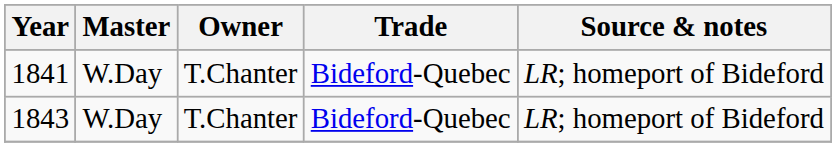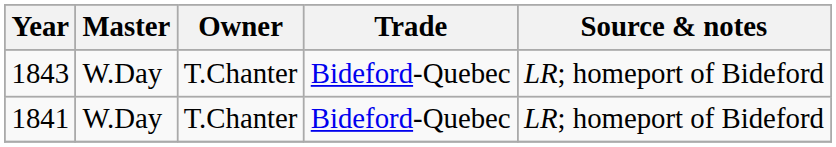rows swapped: (40, 73) <-> (40, 118)
